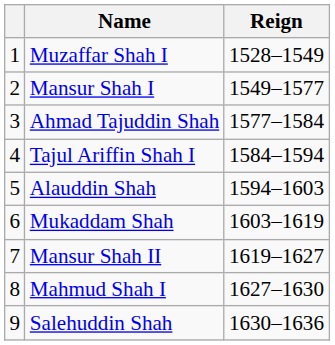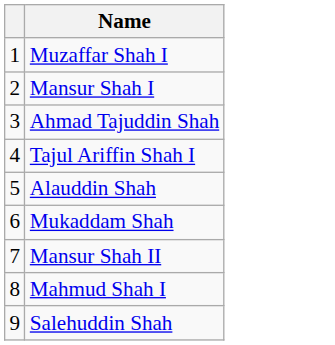- column: (276, 21)
